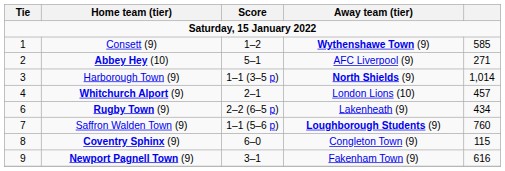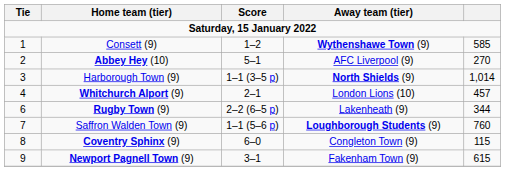(482, 61) 271 -> (482, 61) 270
(482, 110) 434 -> (482, 110) 344
(482, 158) 616 -> (482, 158) 615
